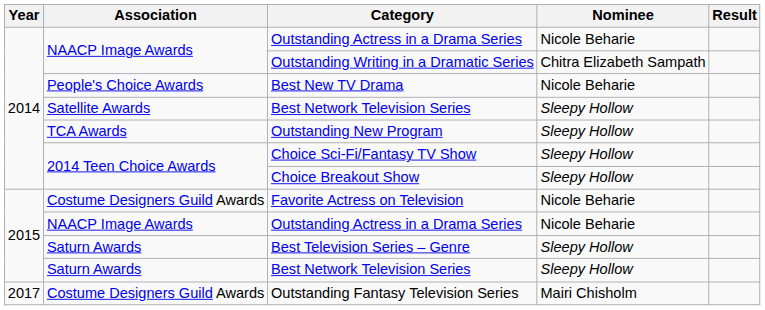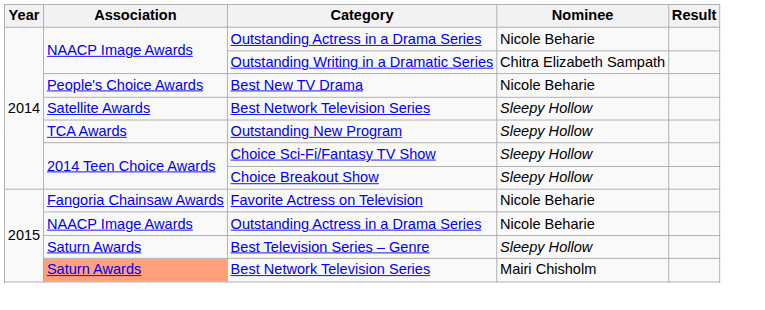(156, 200) Costume Designers Guild Awards -> (135, 200) Fangoria Chainsaw Awards
(94, 270) no background -> (94, 270) lightsalmon background
(587, 270) Sleepy Hollow -> (548, 270) Mairi Chisholm
- row: (24, 293)
